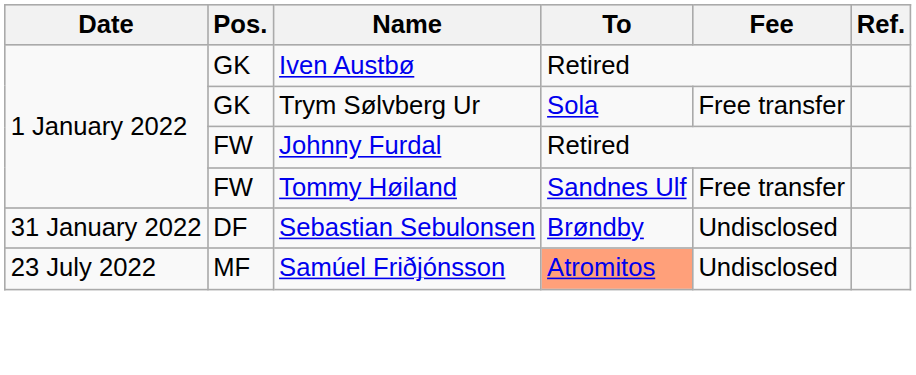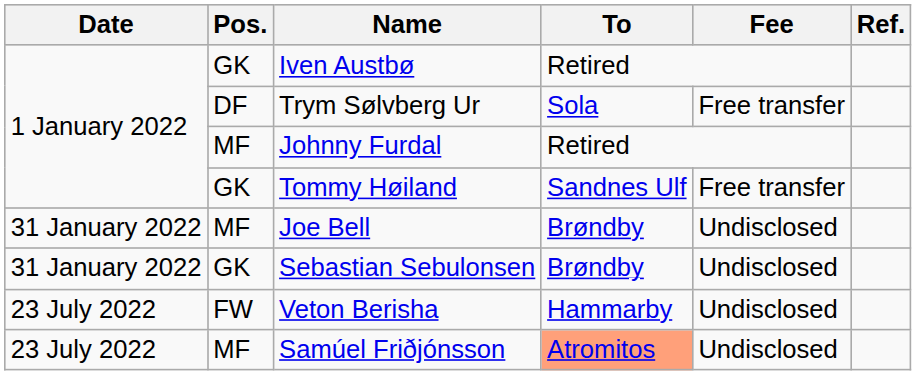(232, 106) GK -> (230, 106) DF
(233, 146) FW -> (232, 146) MF
(233, 187) FW -> (232, 187) GK
+ row: (325, 227)
(230, 227) DF -> (232, 268) GK
+ row: (359, 308)
